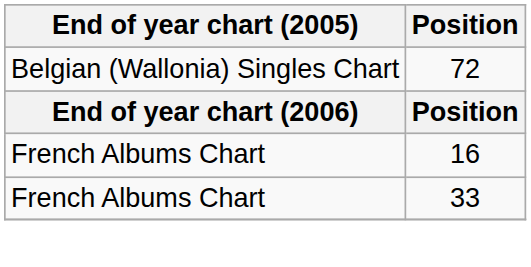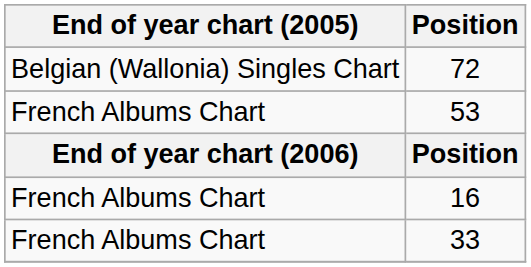+ row: (465, 111)
